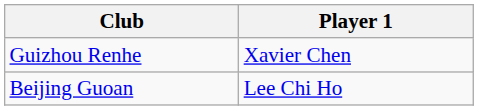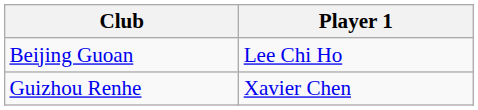rows swapped: (71, 88) <-> (76, 54)
